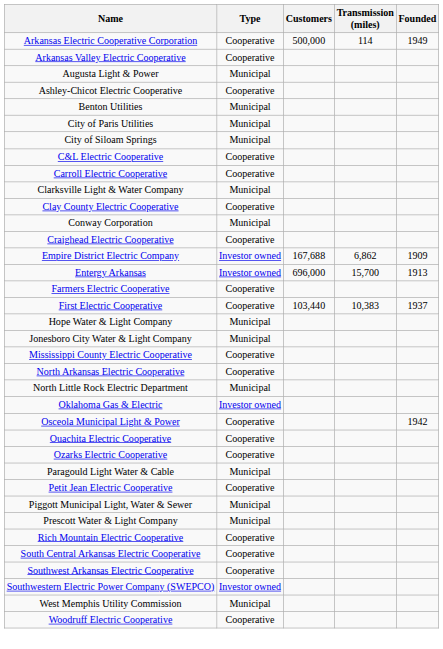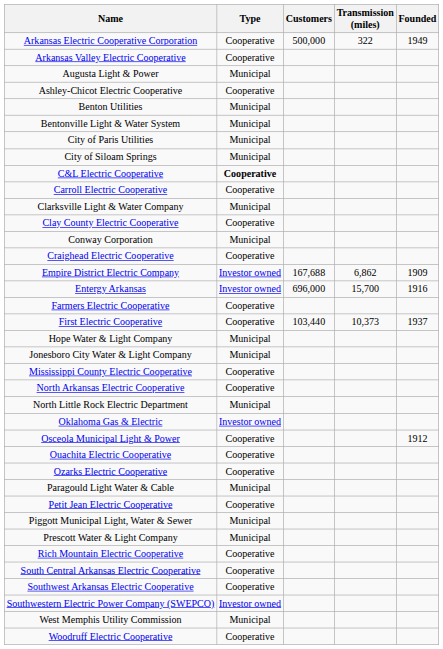(365, 41) 114 -> (365, 41) 322
+ row: (111, 124)
(250, 157) normal -> (250, 173) bold
(417, 272) 1913 -> (417, 289) 1916
(365, 306) 10,383 -> (365, 322) 10,373
(417, 421) 1942 -> (417, 438) 1912
